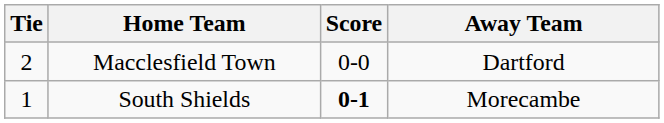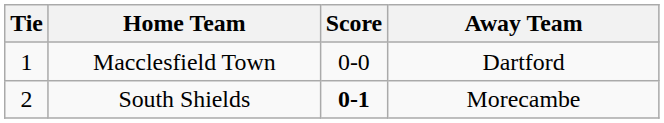(27, 61) 2 -> (27, 61) 1
(27, 99) 1 -> (27, 99) 2
